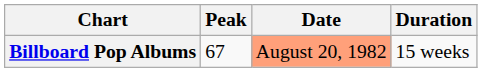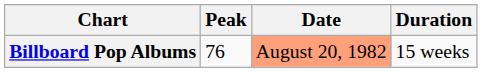(215, 51) 67 -> (215, 51) 76
